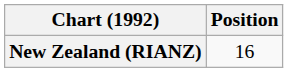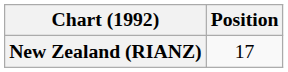(245, 51) 16 -> (245, 51) 17
